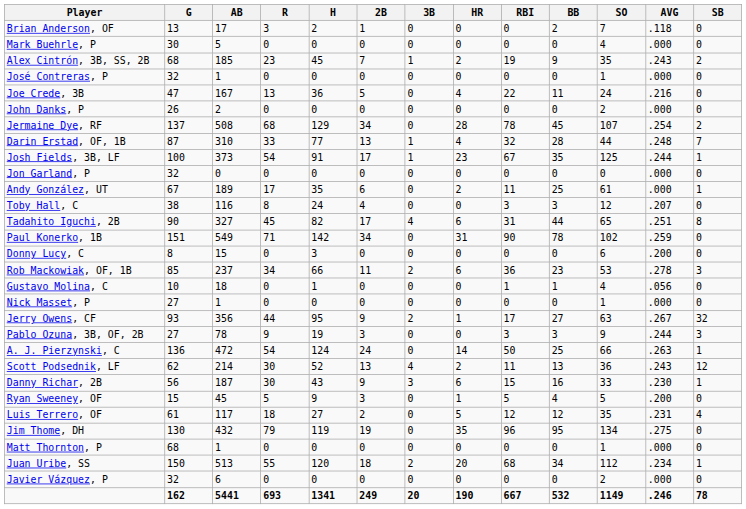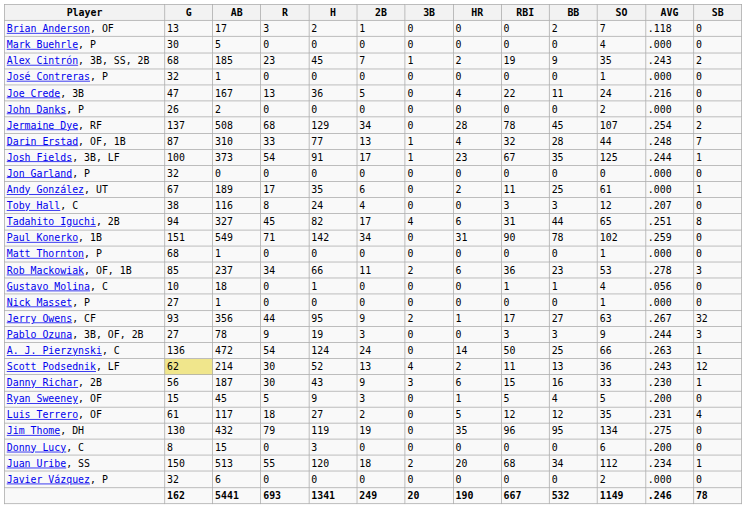(173, 222) 90 -> (173, 222) 94
rows swapped: (45, 254) <-> (54, 447)
(173, 367) no background -> (173, 367) khaki background
